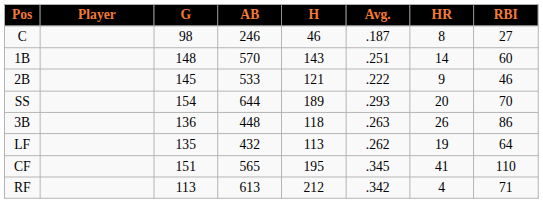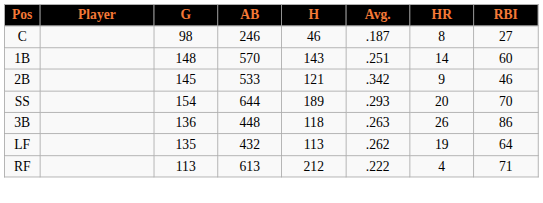(378, 79) .222 -> (378, 79) .342
- row: (22, 166)
(378, 187) .342 -> (378, 166) .222
